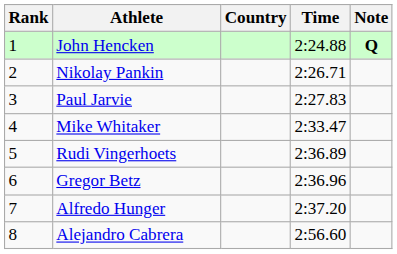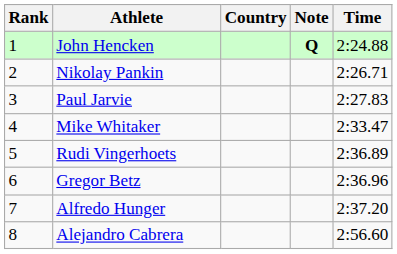columns swapped: (320, 18) <-> (371, 18)
